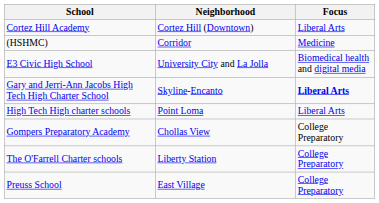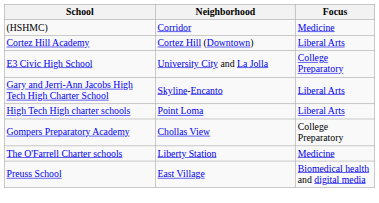rows swapped: (27, 43) <-> (48, 27)
(333, 64) Biomedical health and digital media -> (321, 64) College Preparatory
(323, 90) bold -> (321, 90) normal
(321, 159) College Preparatory -> (316, 153) Medicine
(321, 185) College Preparatory -> (333, 174) Biomedical health and digital media
